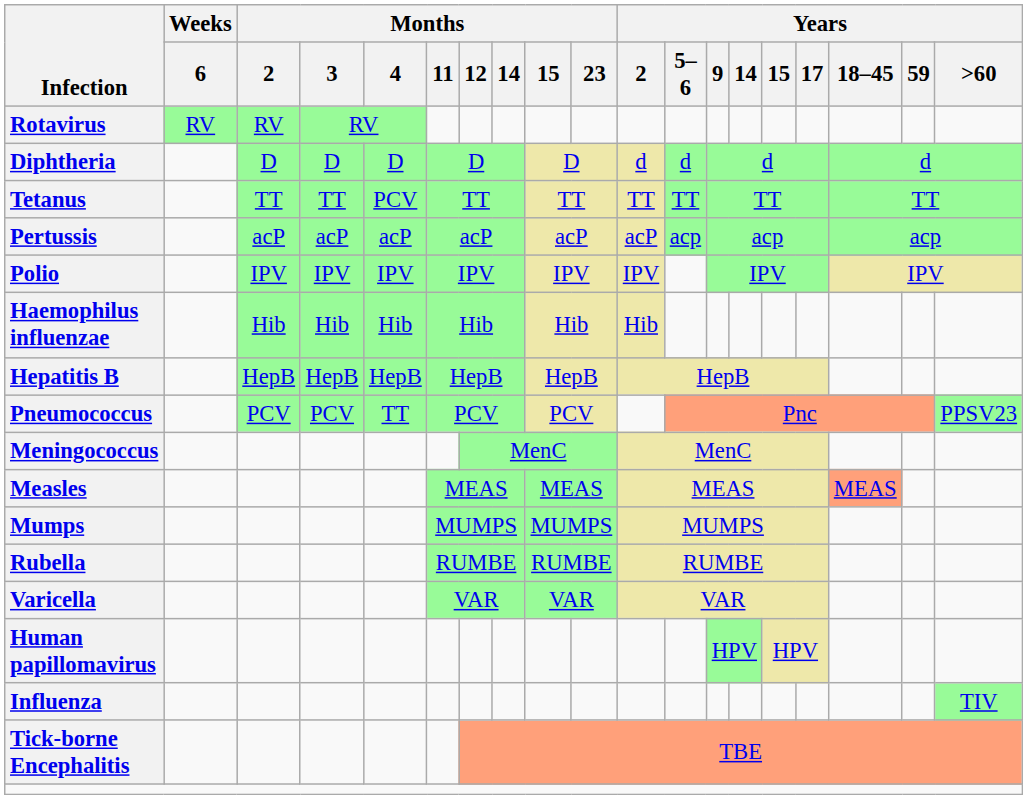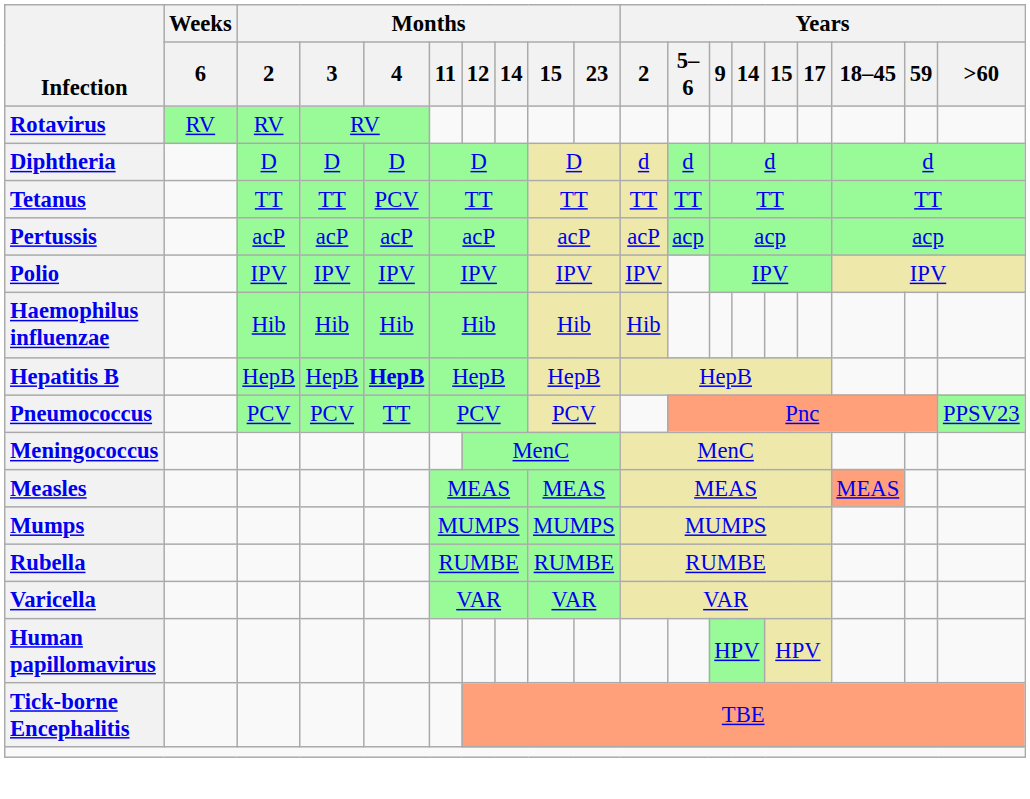(395, 375) normal -> (397, 375) bold
- row: (56, 701)
